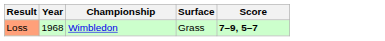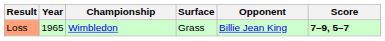+ column: (262, 12)
(53, 28) 1968 -> (53, 28) 1965
